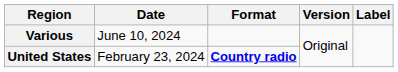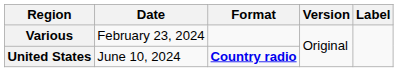(139, 35) June 10, 2024 -> (151, 35) February 23, 2024
(151, 56) February 23, 2024 -> (139, 56) June 10, 2024
